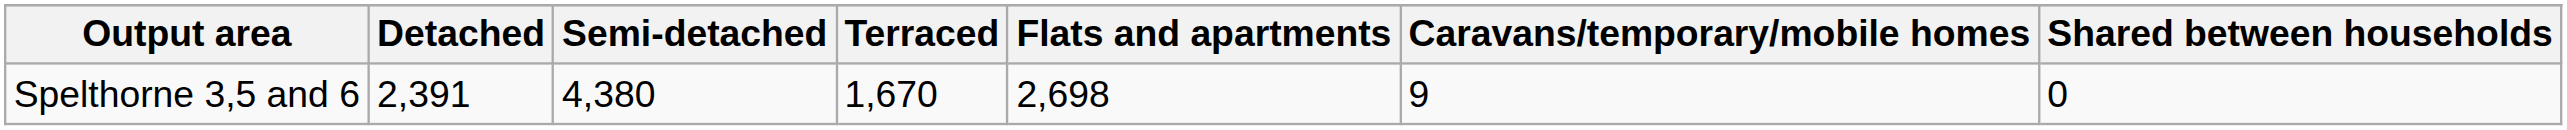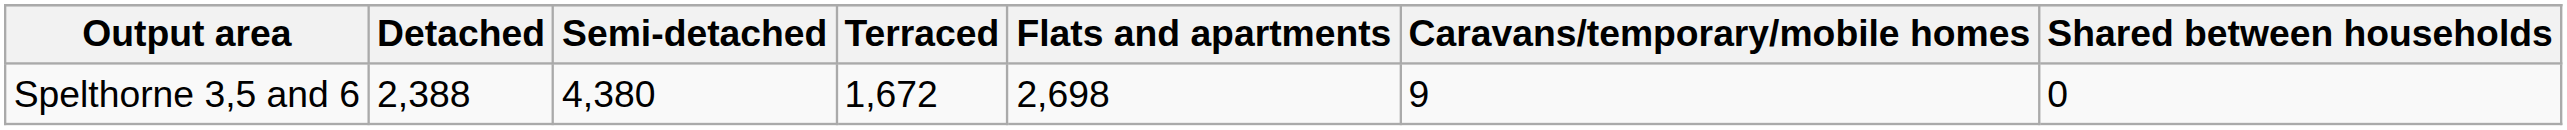(424, 93) 2,391 -> (424, 93) 2,388
(891, 93) 1,670 -> (891, 93) 1,672
